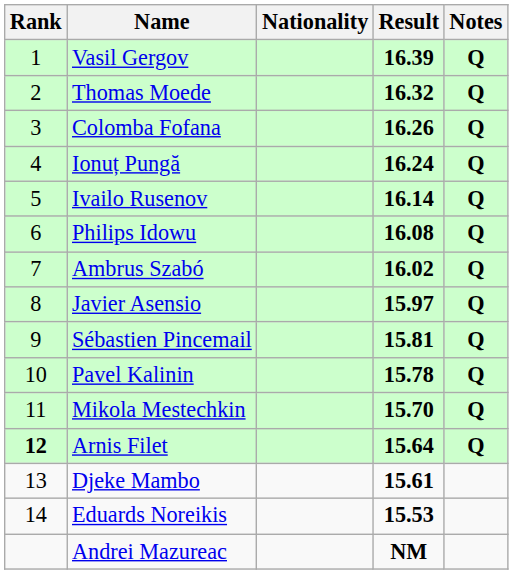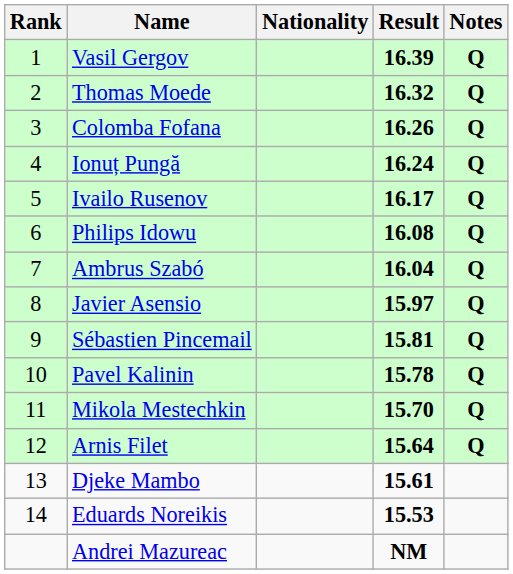(409, 198) 16.14 -> (409, 198) 16.17
(409, 269) 16.02 -> (409, 269) 16.04
(36, 445) bold -> (36, 445) normal
